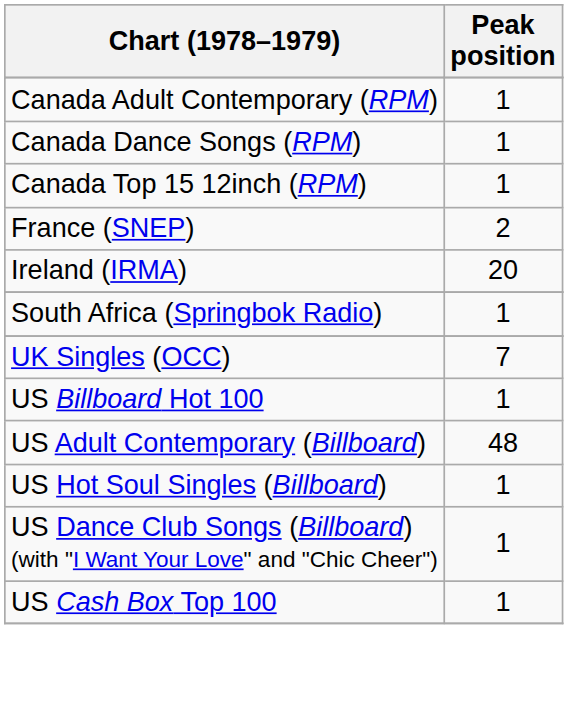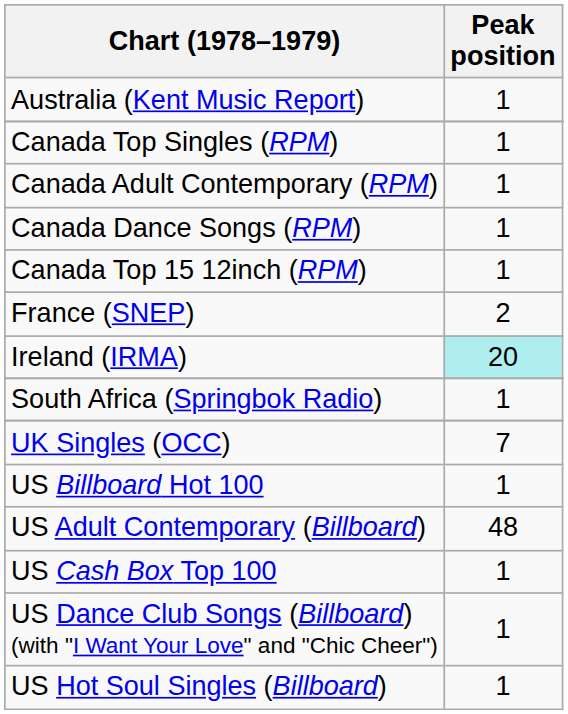+ row: (188, 99)
+ row: (175, 142)
(503, 270) no background -> (503, 356) paleturquoise background
rows swapped: (199, 485) <-> (144, 601)
